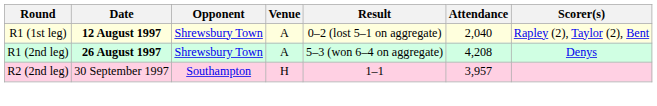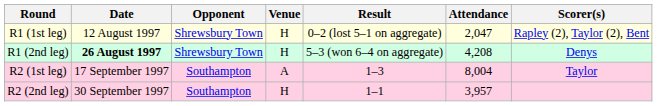(122, 33) bold -> (122, 33) normal
(284, 33) A -> (284, 33) H
(478, 33) 2,040 -> (478, 33) 2,047
(284, 52) A -> (284, 52) H
+ row: (38, 71)
